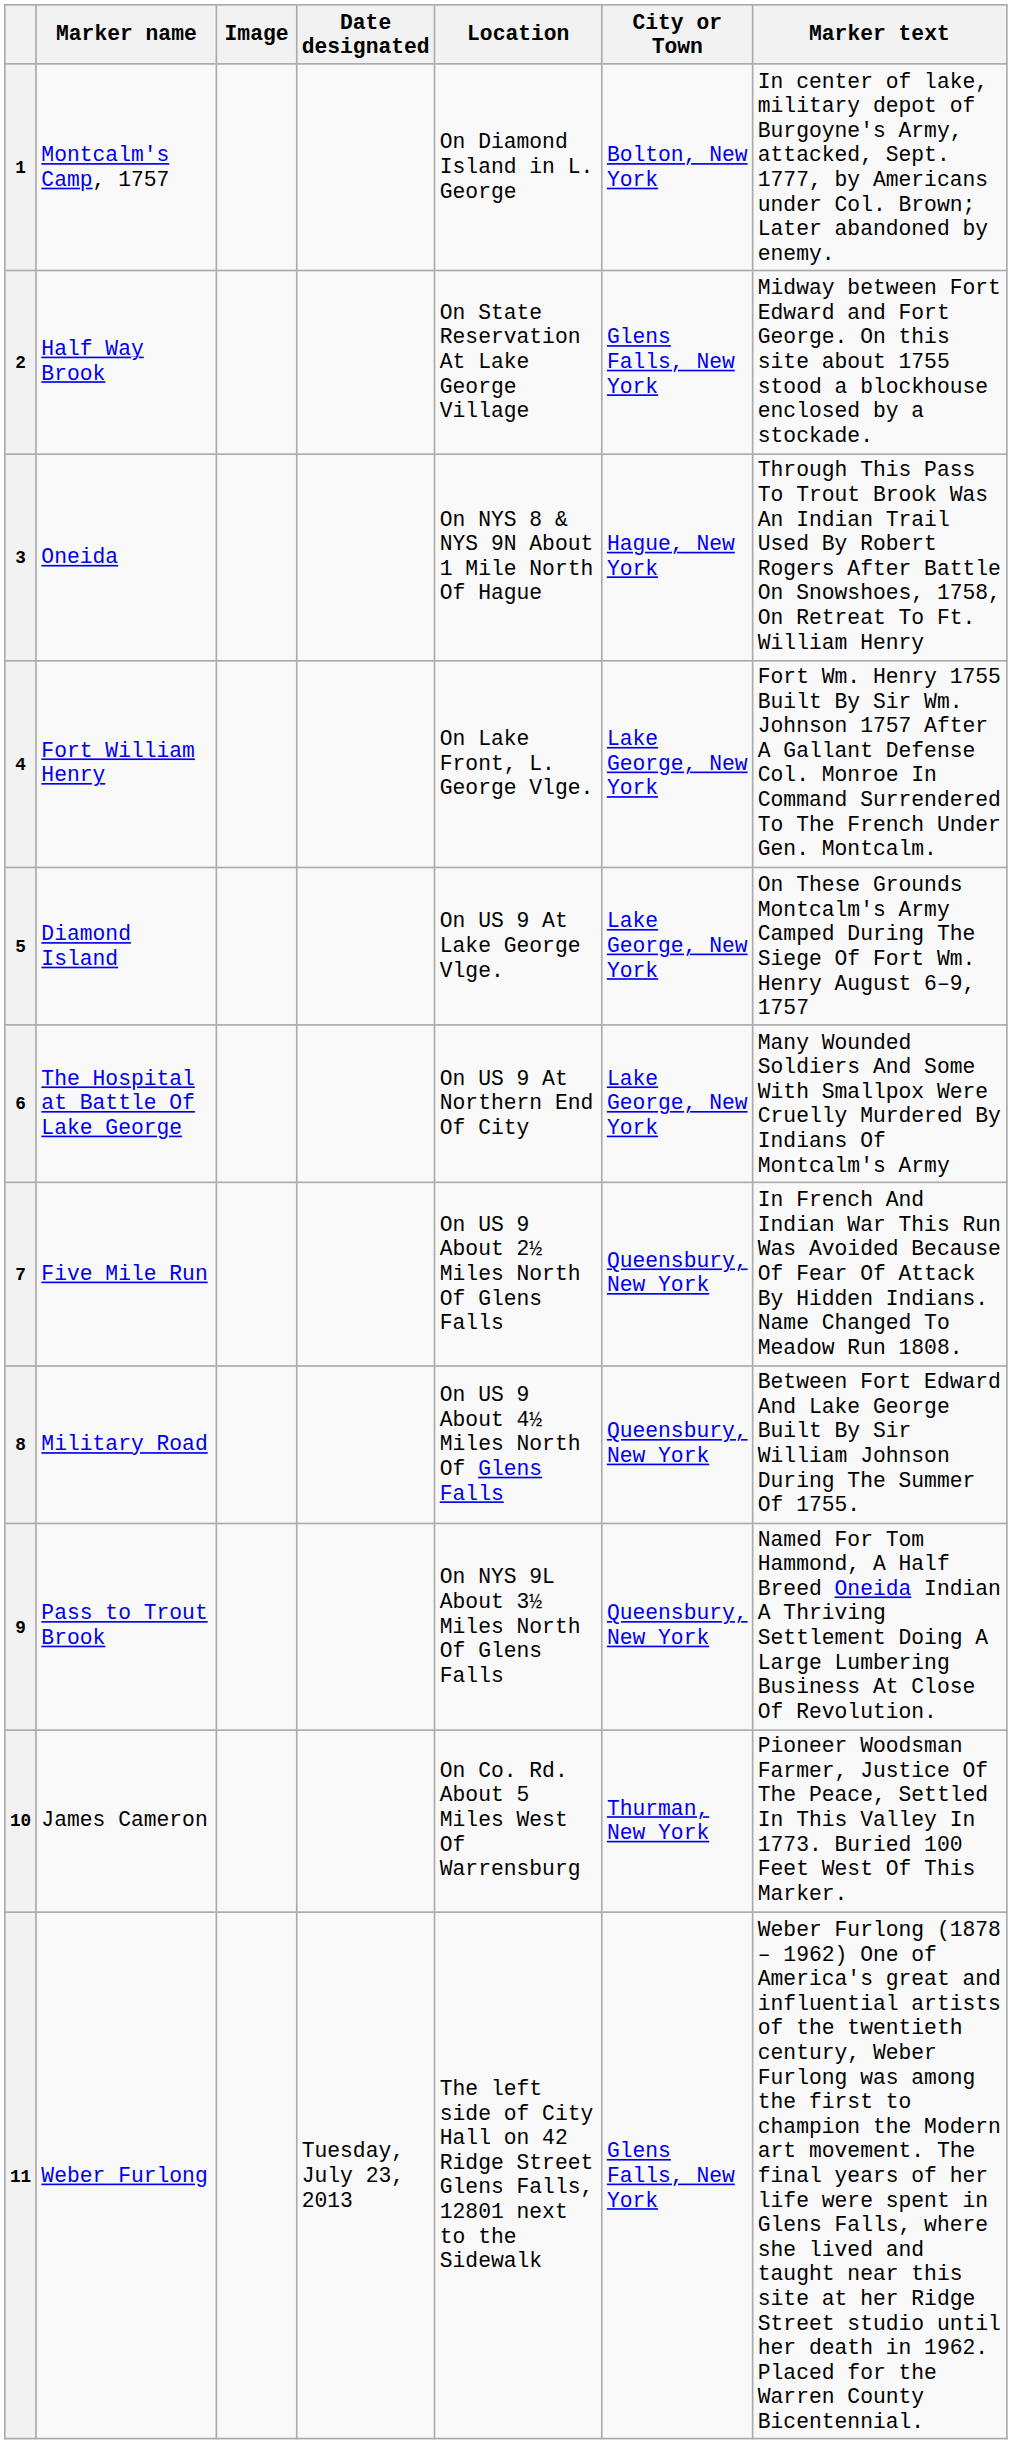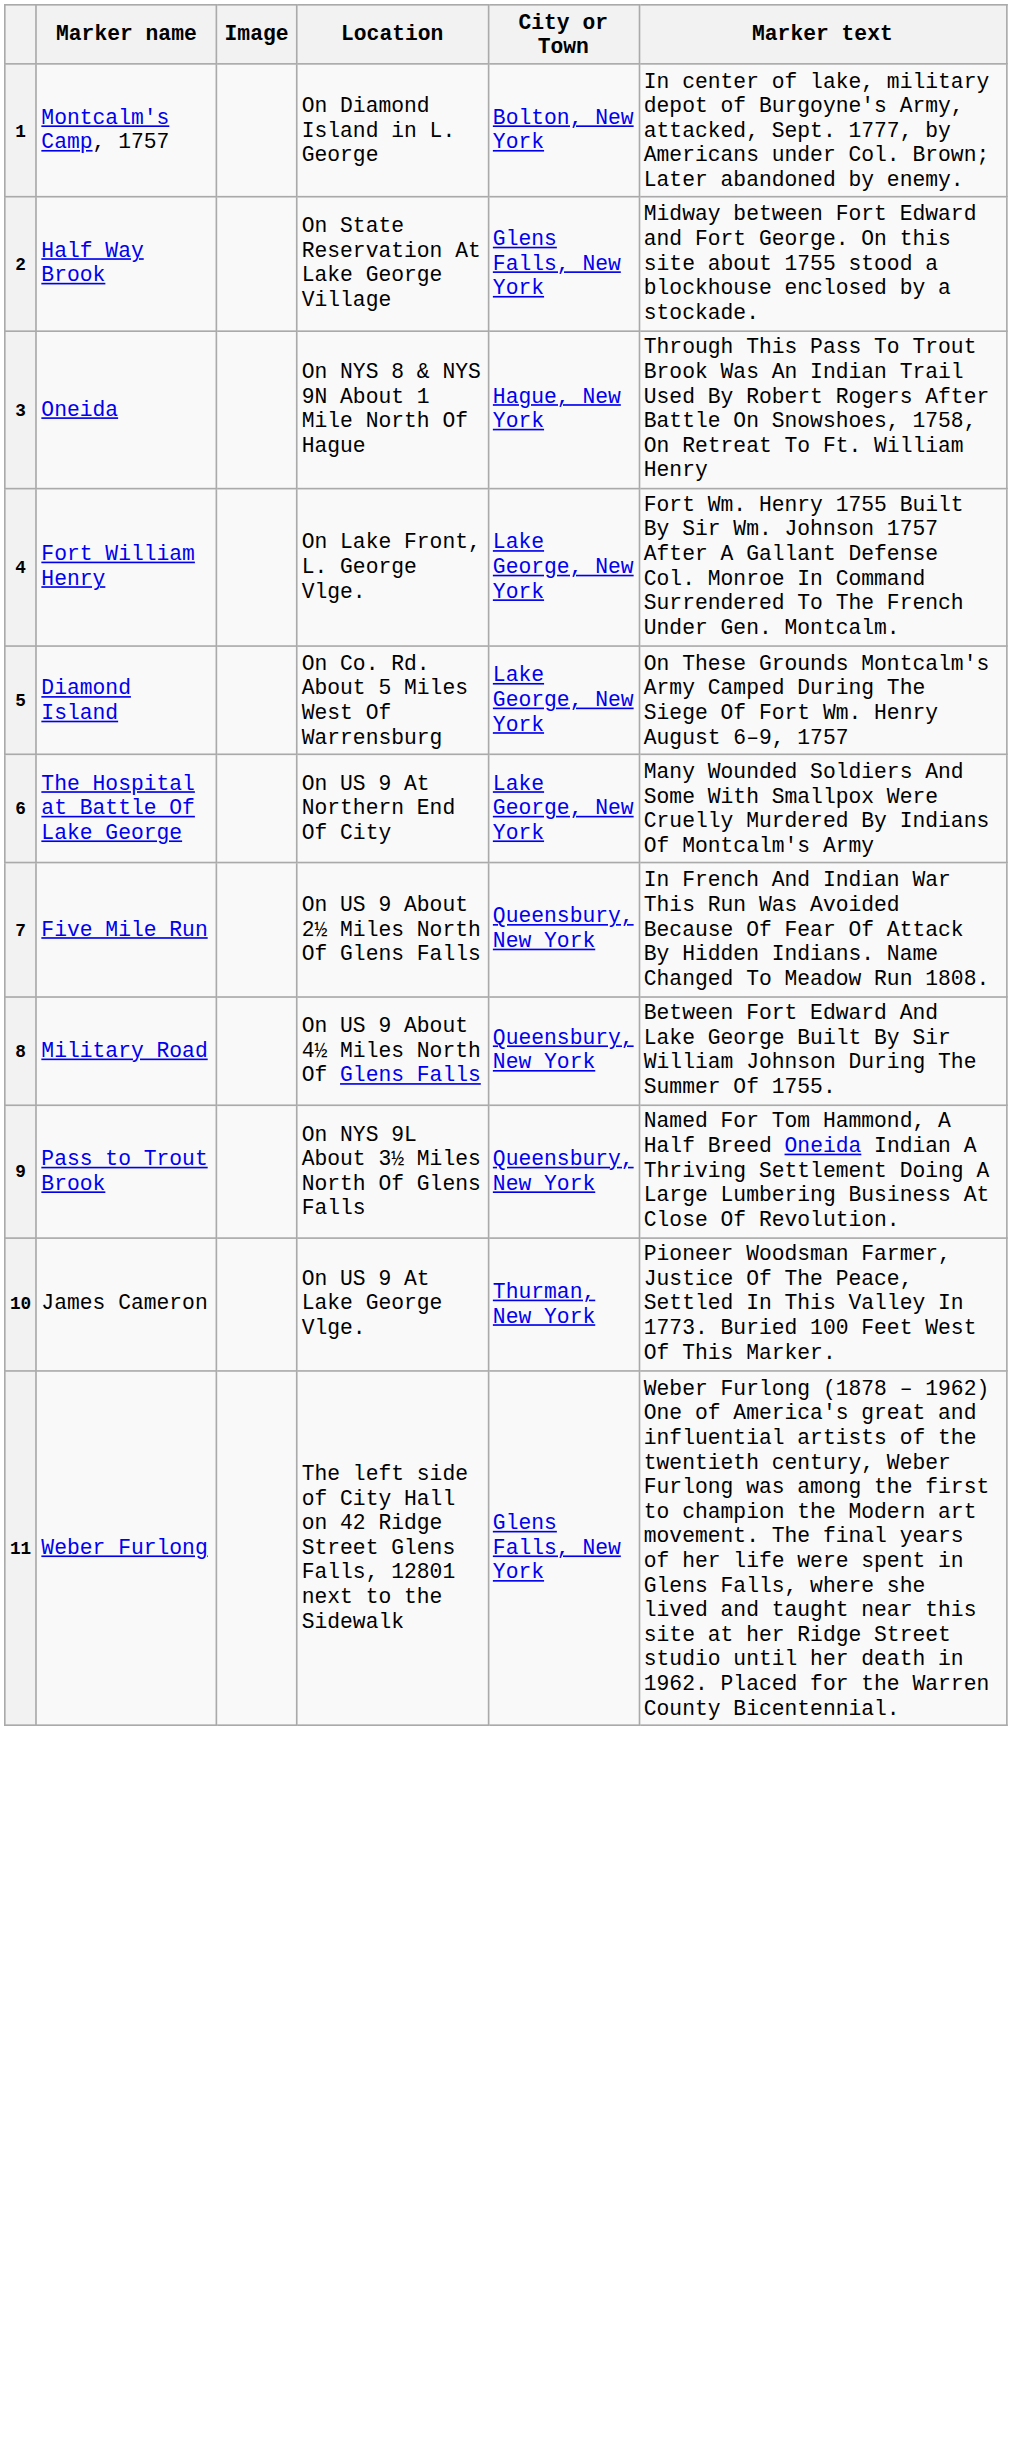- column: (366, 34)
(510, 946) On US 9 At Lake George Vlge. -> (385, 700) On Co. Rd. About 5 Miles West Of Warrensburg
(510, 1821) On Co. Rd. About 5 Miles West Of Warrensburg -> (372, 1304) On US 9 At Lake George Vlge.
